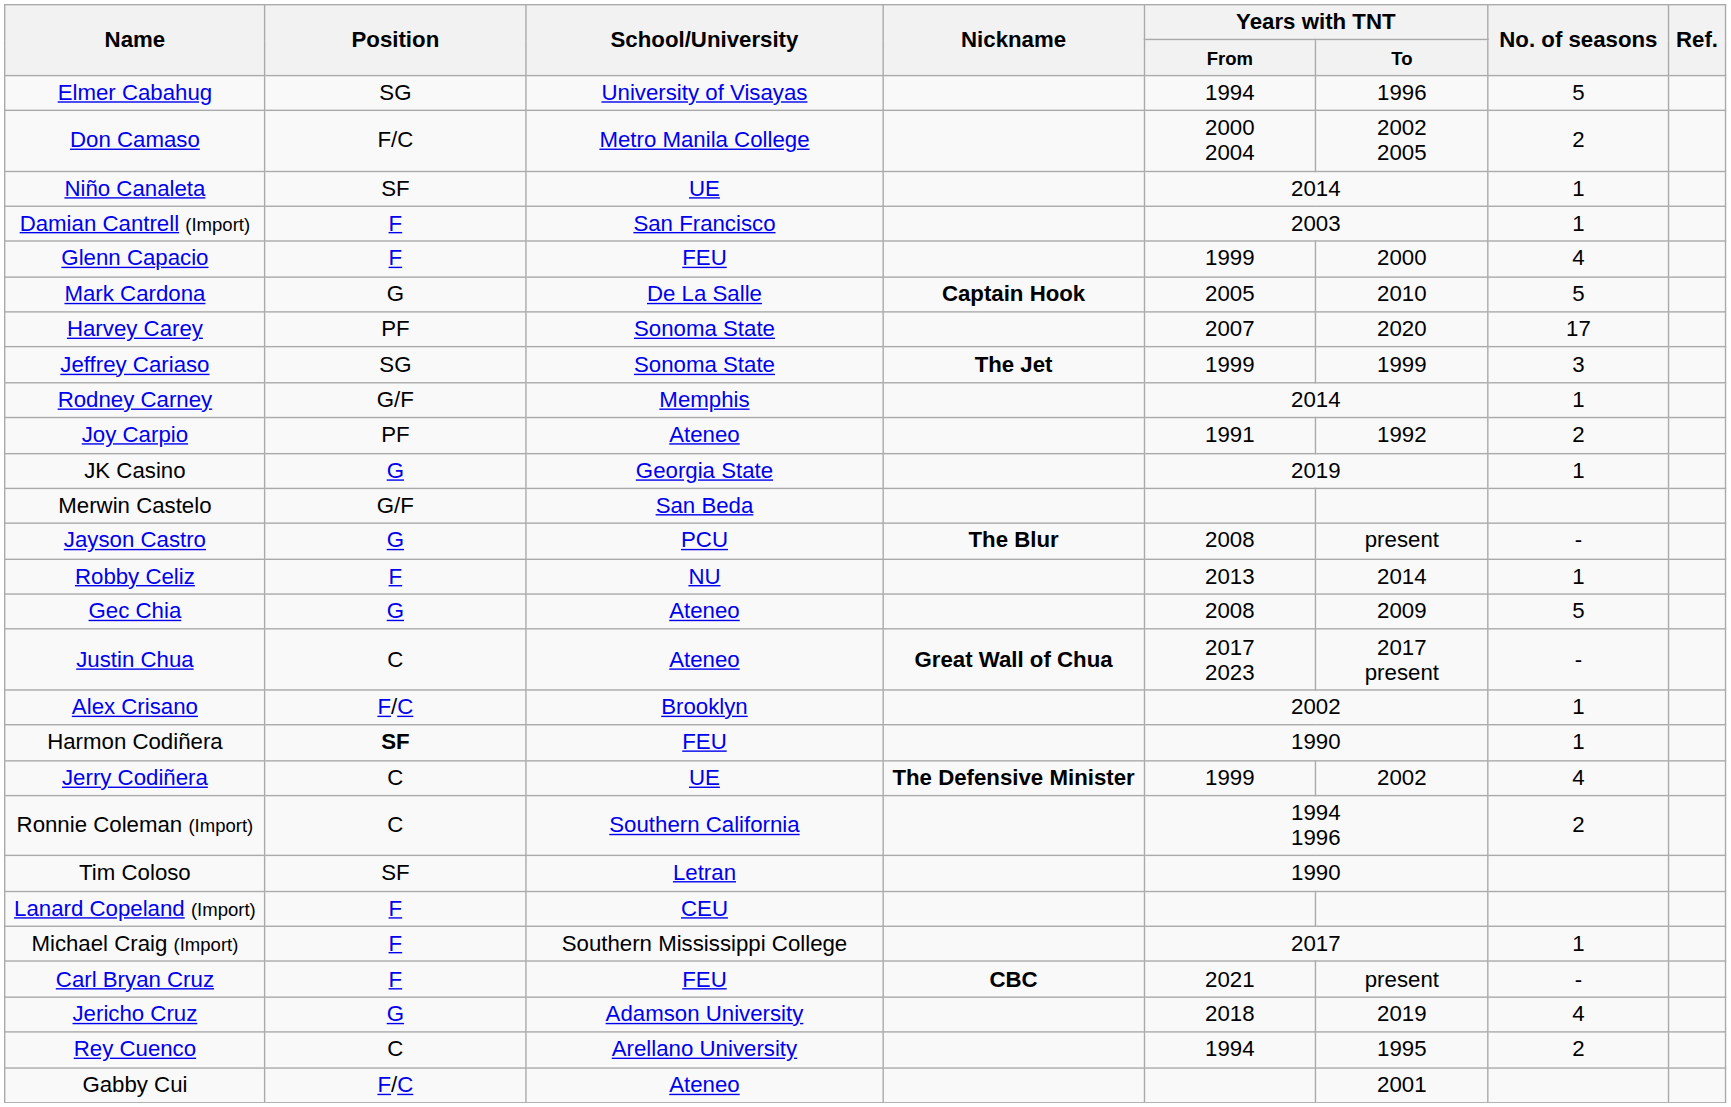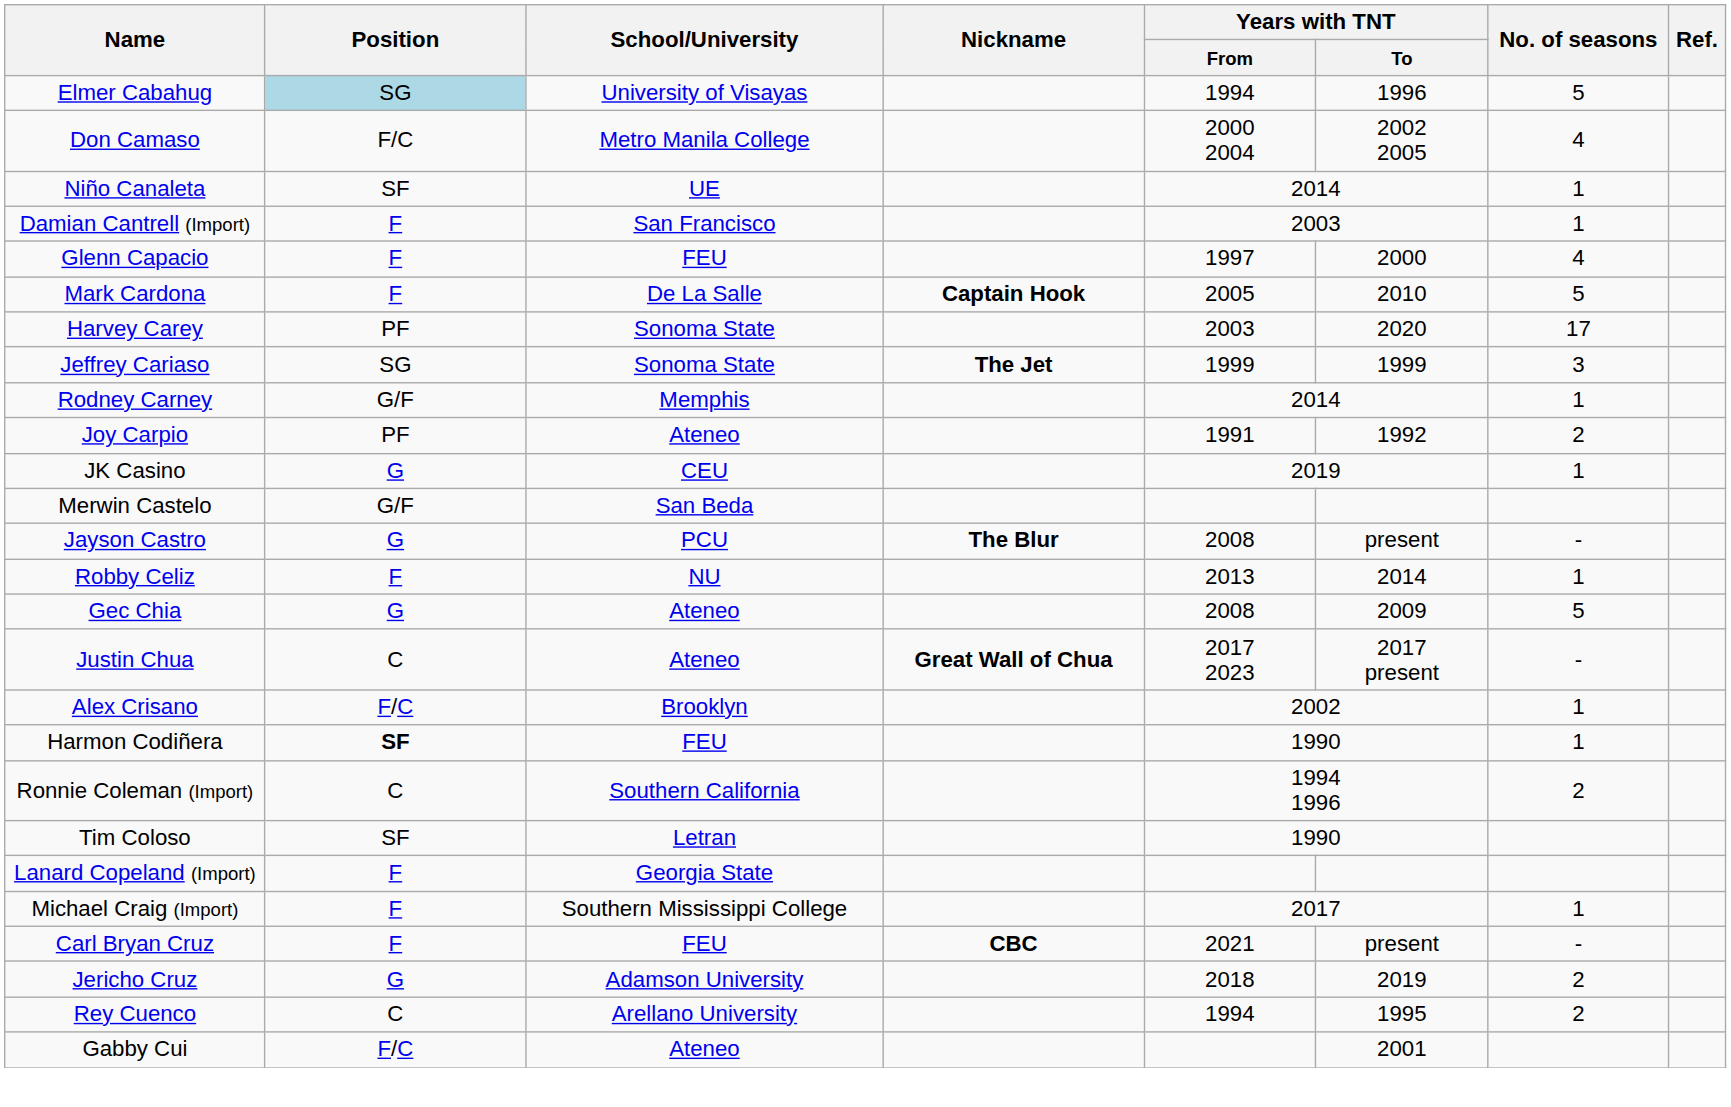(395, 92) no background -> (395, 92) lightblue background
(1578, 140) 2 -> (1578, 140) 4
(1230, 258) 1999 -> (1230, 258) 1997
(395, 294) G -> (395, 294) F
(1230, 329) 2007 -> (1230, 329) 2003
(704, 470) Georgia State -> (704, 470) CEU
- row: (135, 777)
(704, 908) CEU -> (704, 873) Georgia State
(1578, 1014) 4 -> (1578, 978) 2
